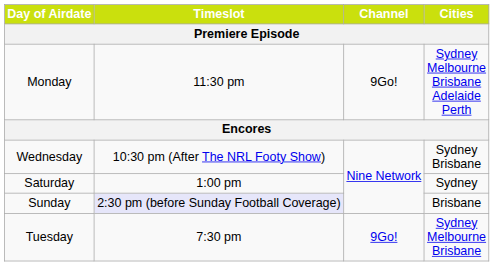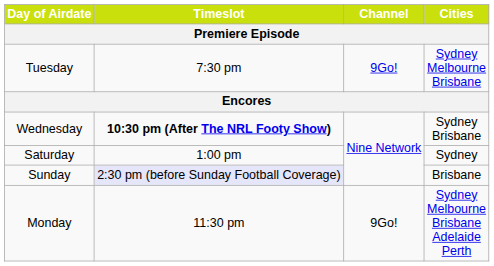rows swapped: (49, 237) <-> (49, 82)
(219, 156) normal -> (219, 128) bold
